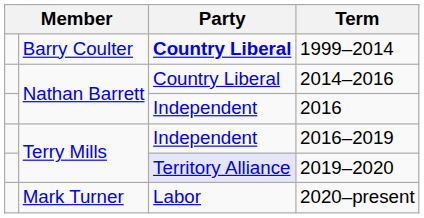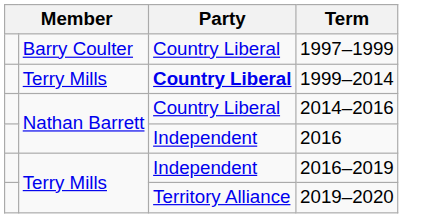+ row: (347, 49)
(78, 49) Barry Coulter -> (65, 78) Terry Mills
(222, 167) lavender background -> (222, 197) no background
- row: (357, 197)
